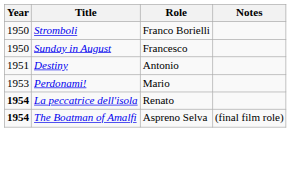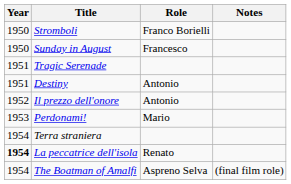+ row: (70, 65)
+ row: (77, 100)
+ row: (68, 135)
(18, 118) bold -> (18, 170) normal
